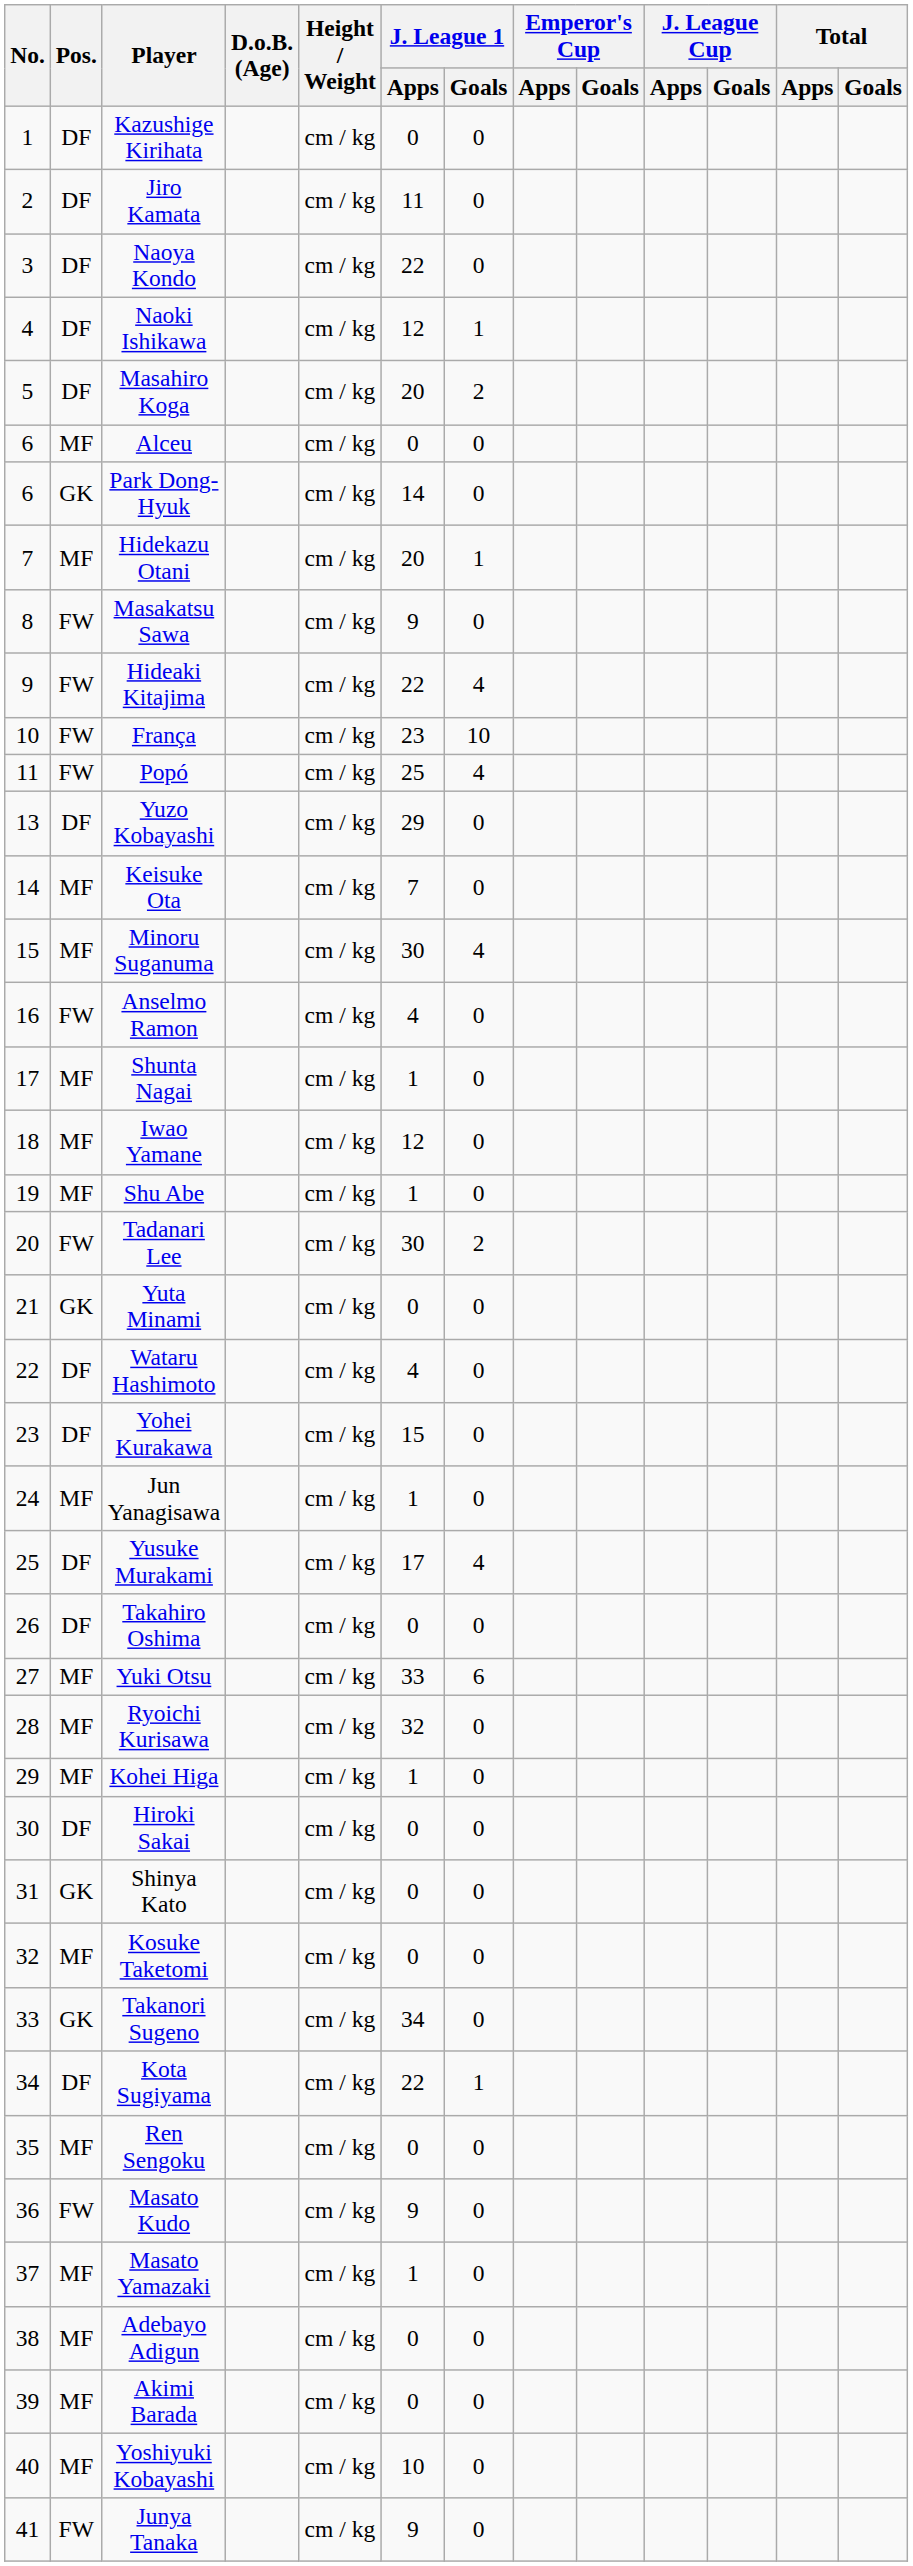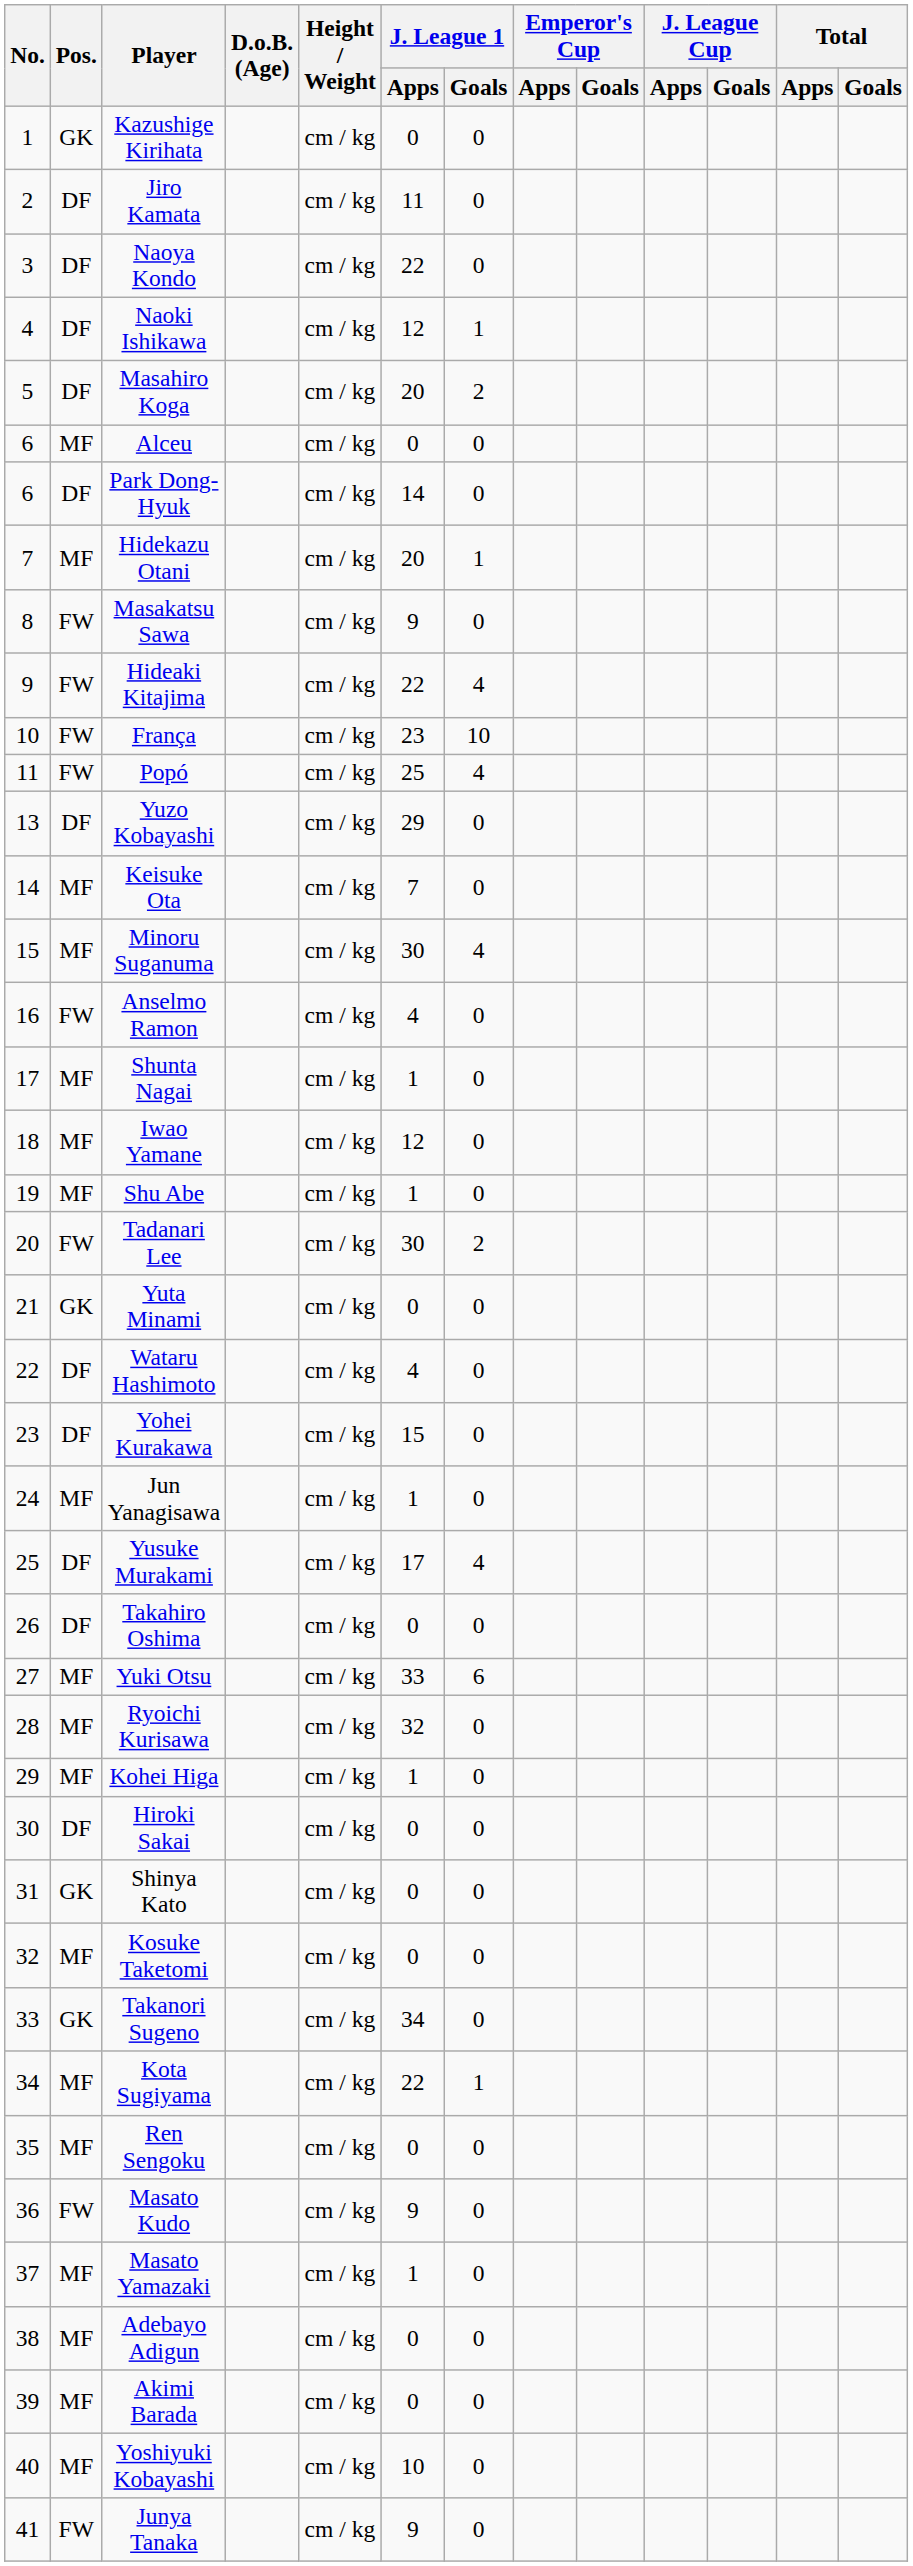(76, 137) DF -> (76, 137) GK
(76, 493) GK -> (76, 493) DF
(76, 2082) DF -> (76, 2082) MF
